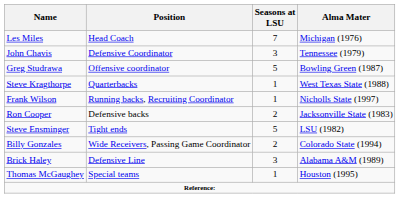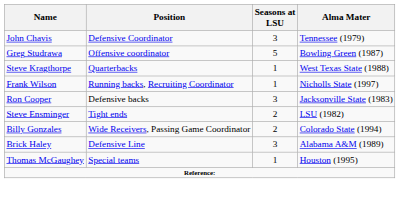- row: (25, 38)
(275, 114) 2 -> (275, 99) 3
(275, 129) 5 -> (275, 114) 2
